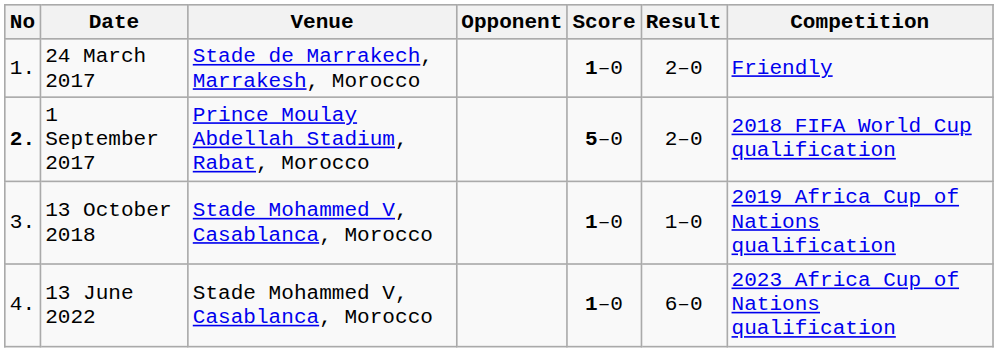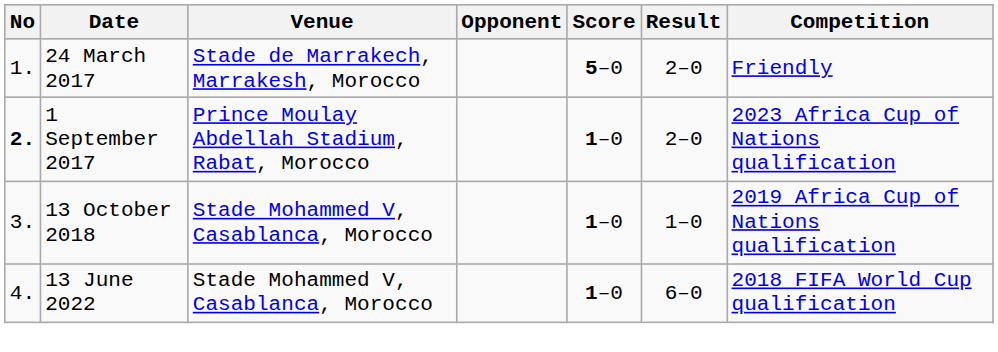(604, 68) 1–0 -> (604, 68) 5–0
(604, 139) 5–0 -> (604, 139) 1–0
(852, 139) 2018 FIFA World Cup qualification -> (845, 139) 2023 Africa Cup of Nations qualification
(845, 305) 2023 Africa Cup of Nations qualification -> (852, 293) 2018 FIFA World Cup qualification
